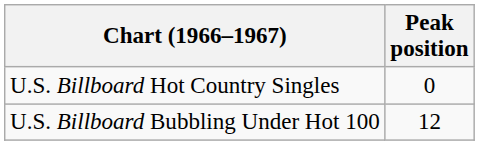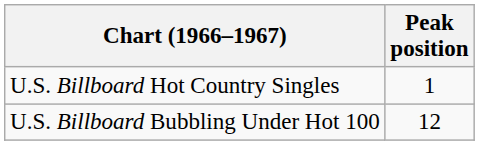(429, 85) 0 -> (429, 85) 1
